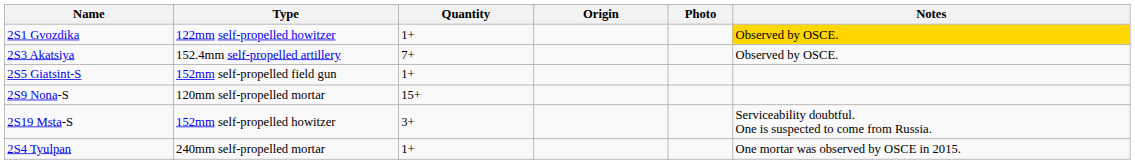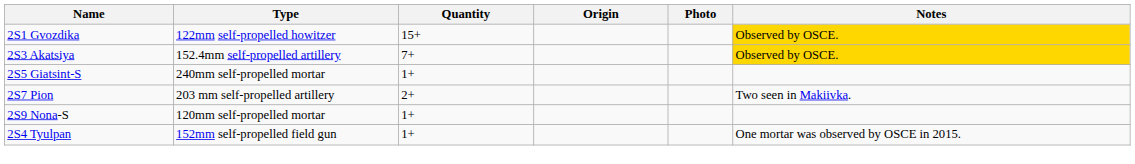(408, 34) 1+ -> (411, 34) 15+
(787, 54) no background -> (787, 54) gold background
(256, 74) 152mm self-propelled field gun -> (251, 74) 240mm self-propelled mortar
+ row: (30, 94)
(411, 94) 15+ -> (408, 114) 1+
- row: (40, 121)
(251, 149) 240mm self-propelled mortar -> (256, 134) 152mm self-propelled field gun
